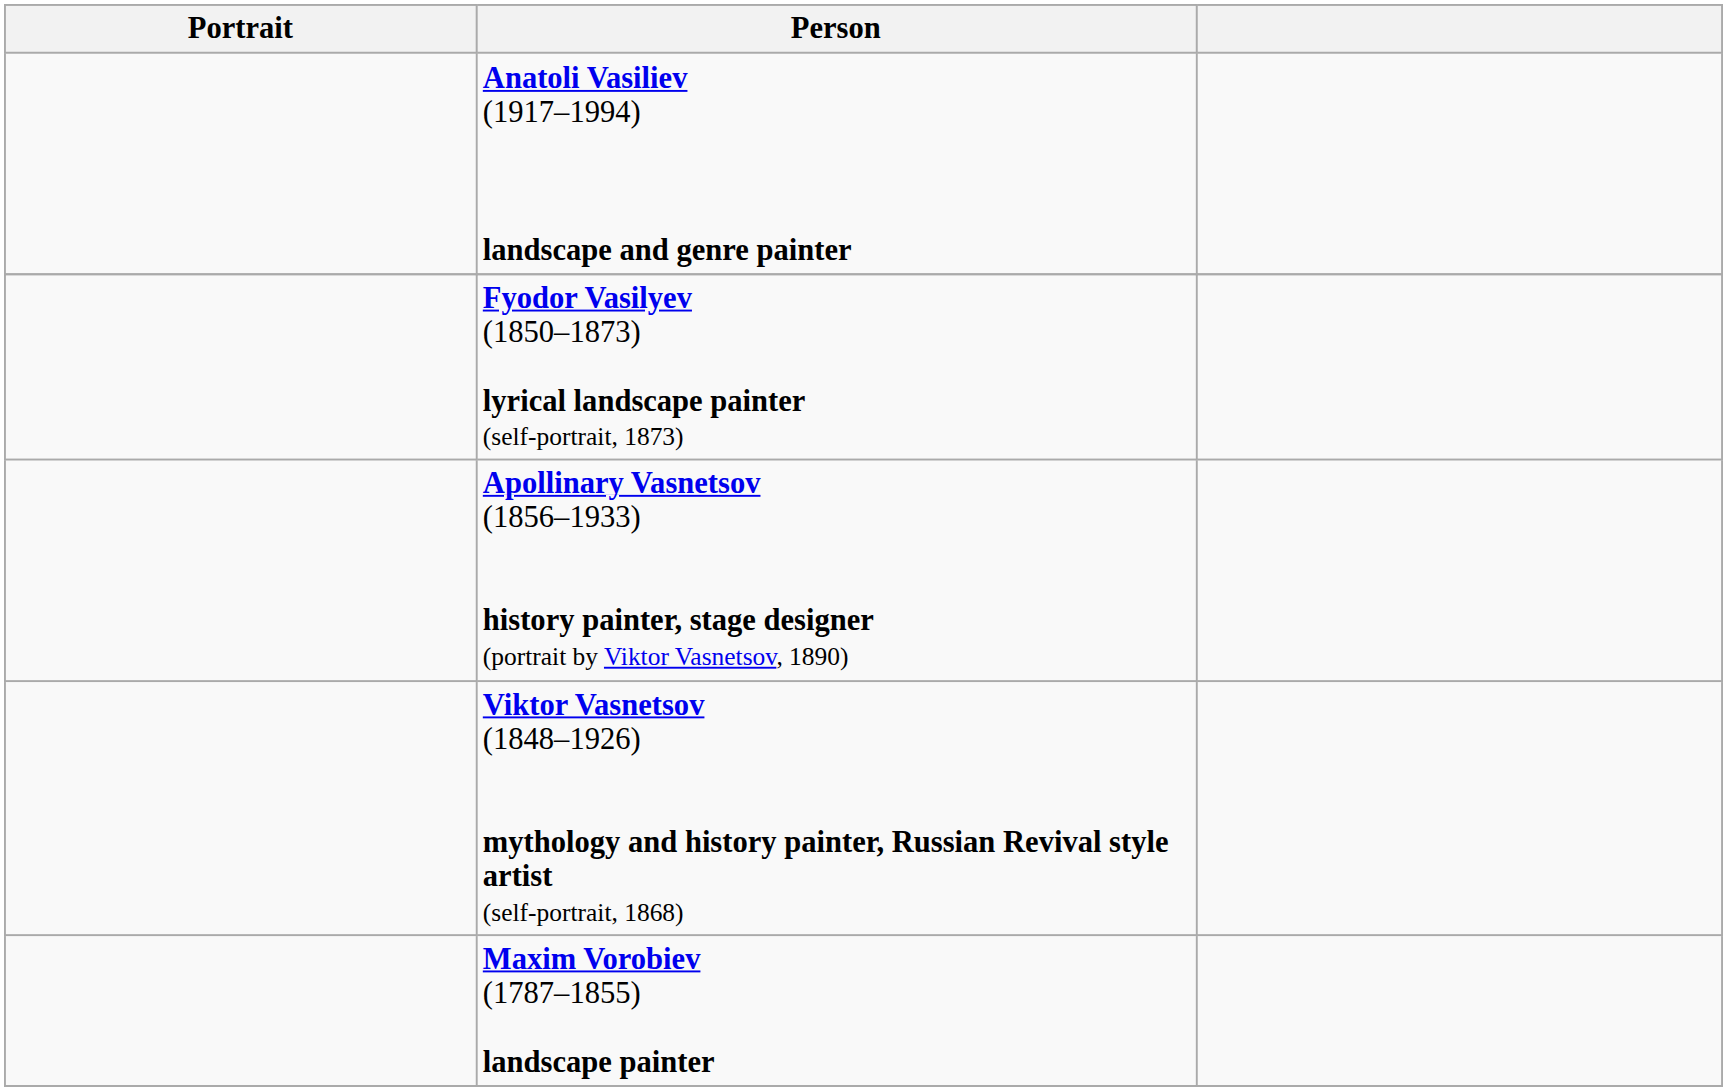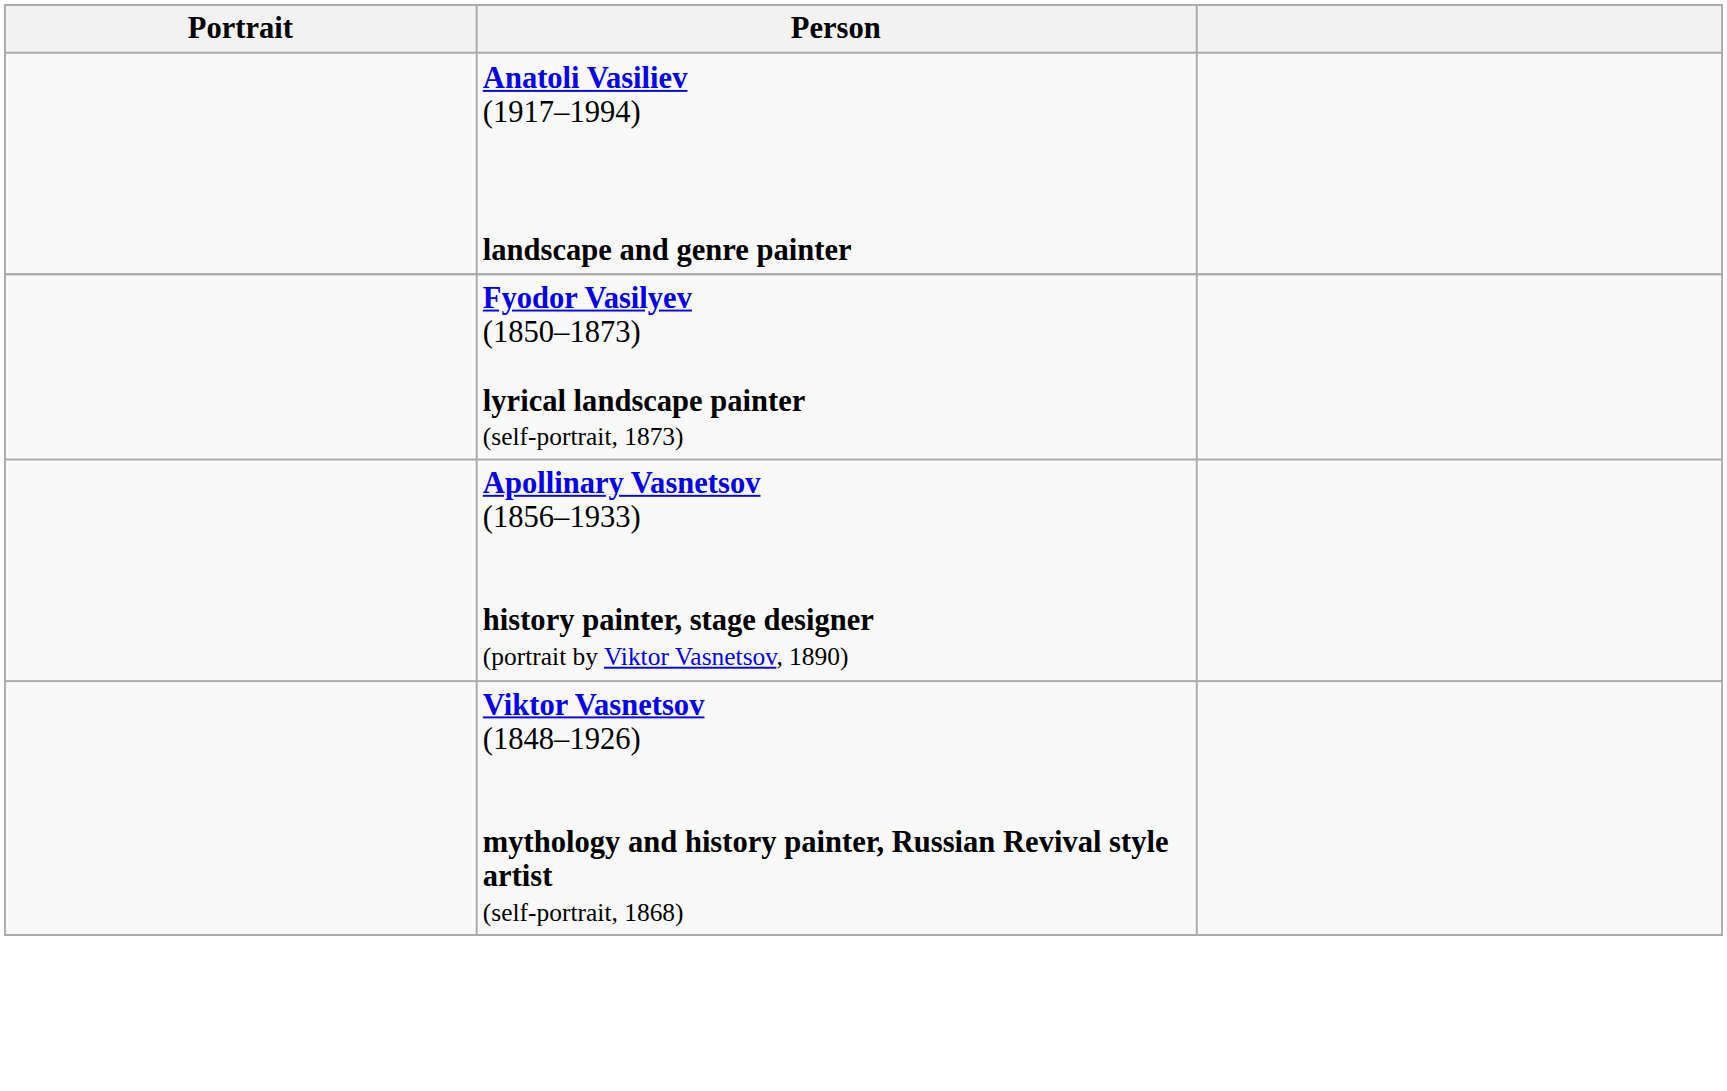- row: (599, 1010)
